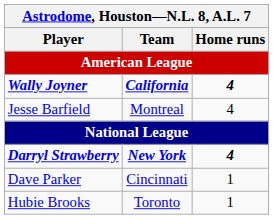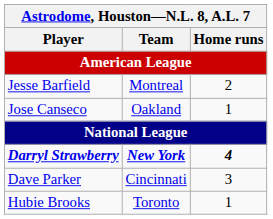- row: (48, 86)
(230, 109) 4 -> (229, 86) 2
+ row: (47, 109)
(230, 179) 1 -> (229, 179) 3
